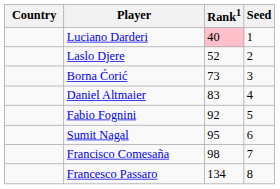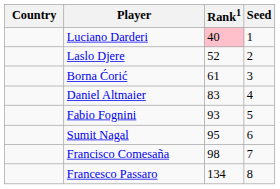(213, 76) 73 -> (213, 76) 61
(213, 115) 92 -> (213, 115) 93
